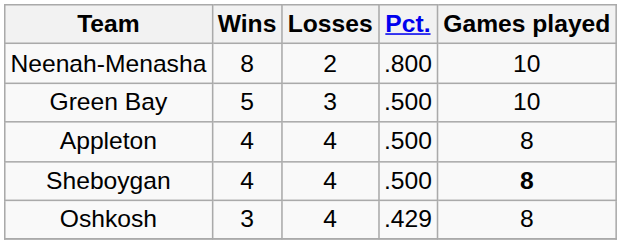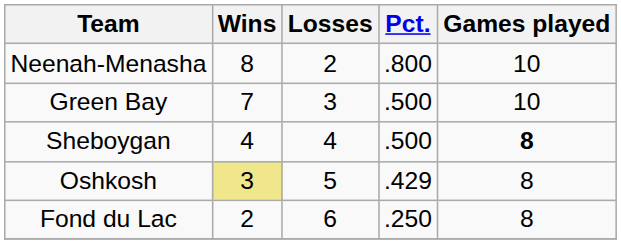(247, 102) 5 -> (247, 102) 7
- row: (108, 141)
(247, 219) no background -> (247, 180) khaki background
(330, 219) 4 -> (330, 180) 5
+ row: (108, 219)
